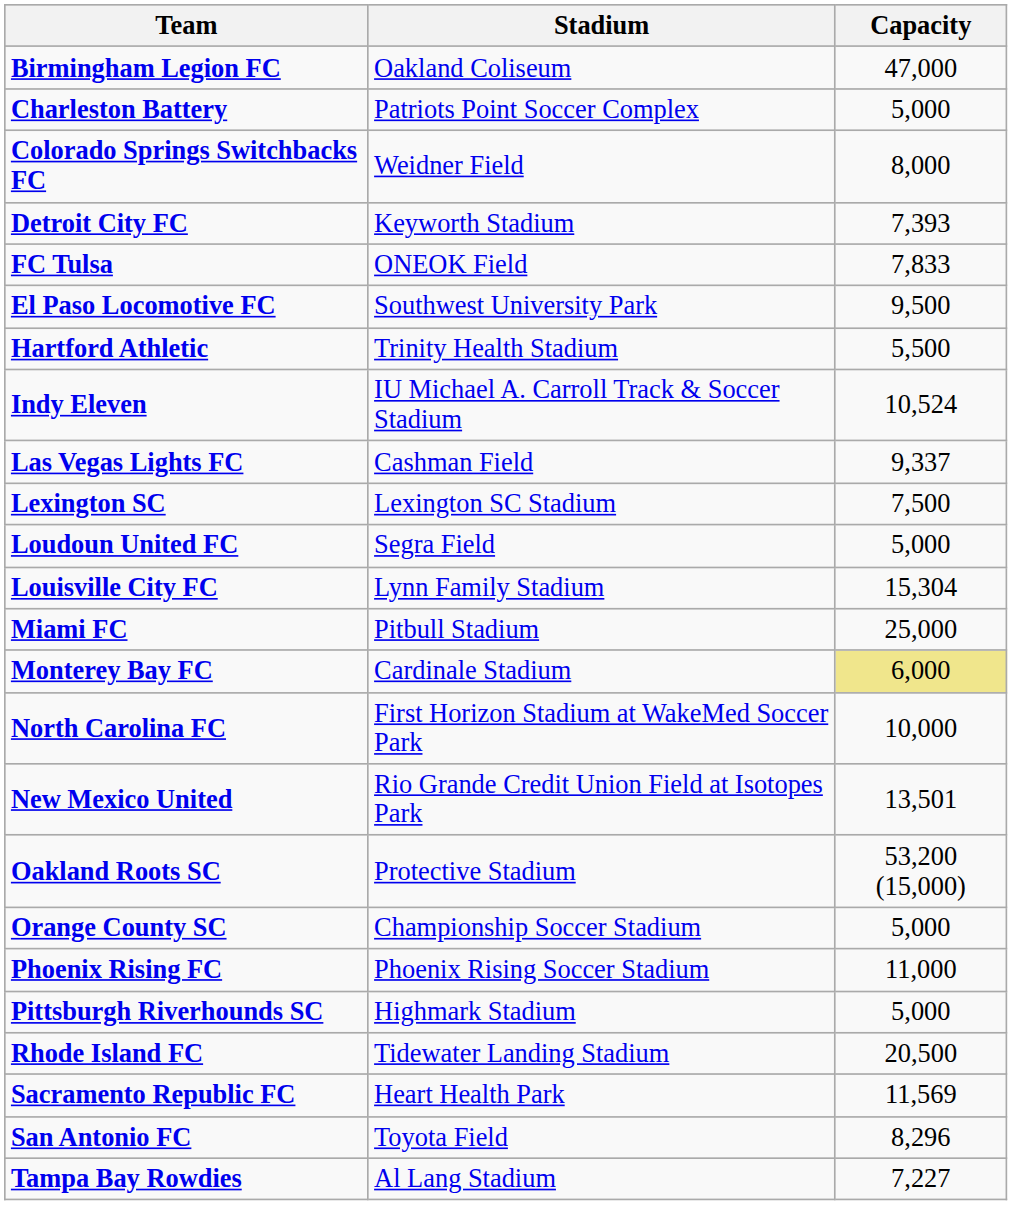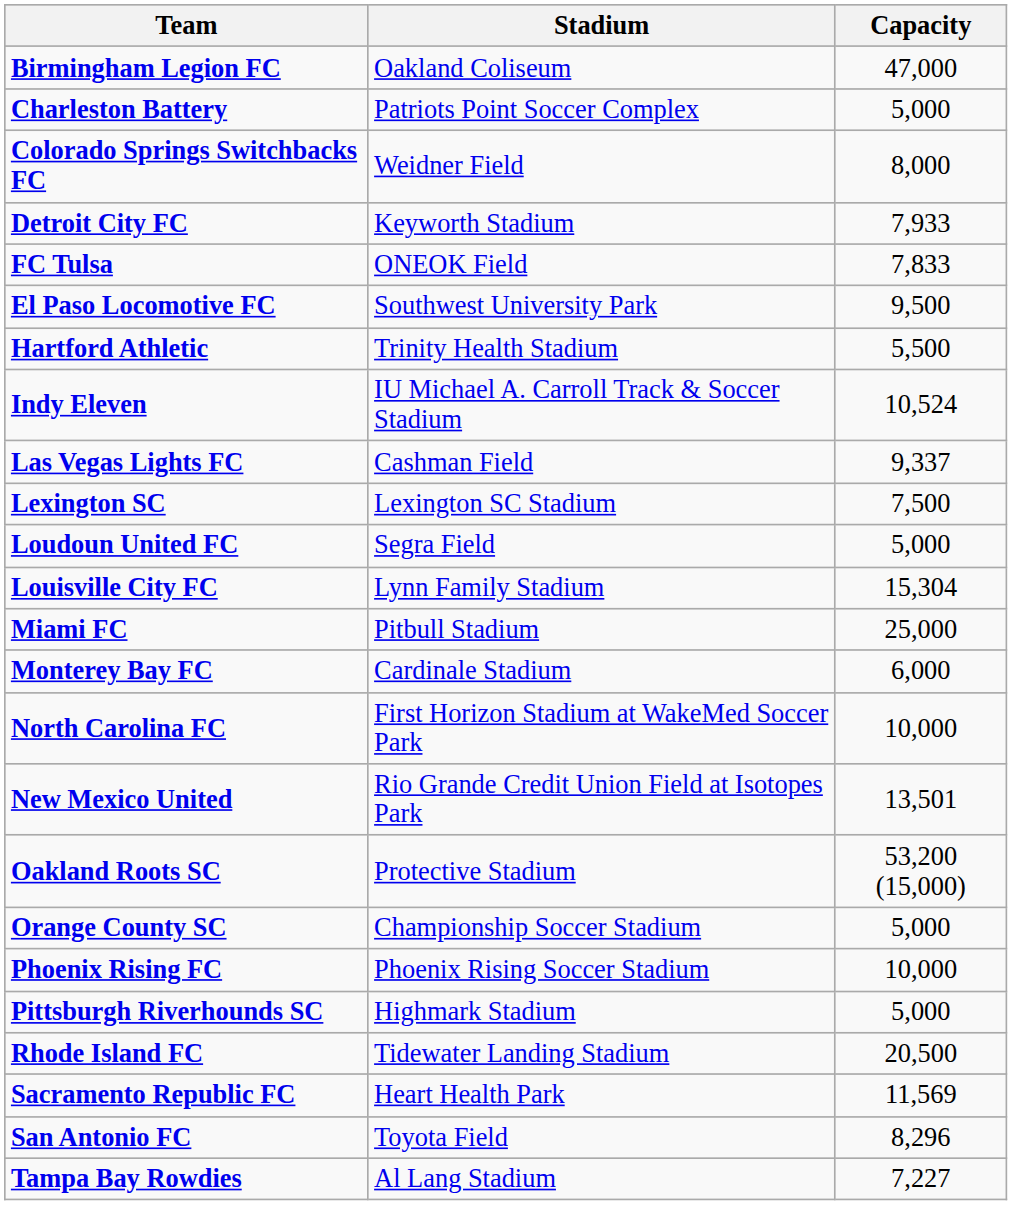(921, 222) 7,393 -> (921, 222) 7,933
(921, 670) khaki background -> (921, 670) no background
(921, 969) 11,000 -> (921, 969) 10,000
